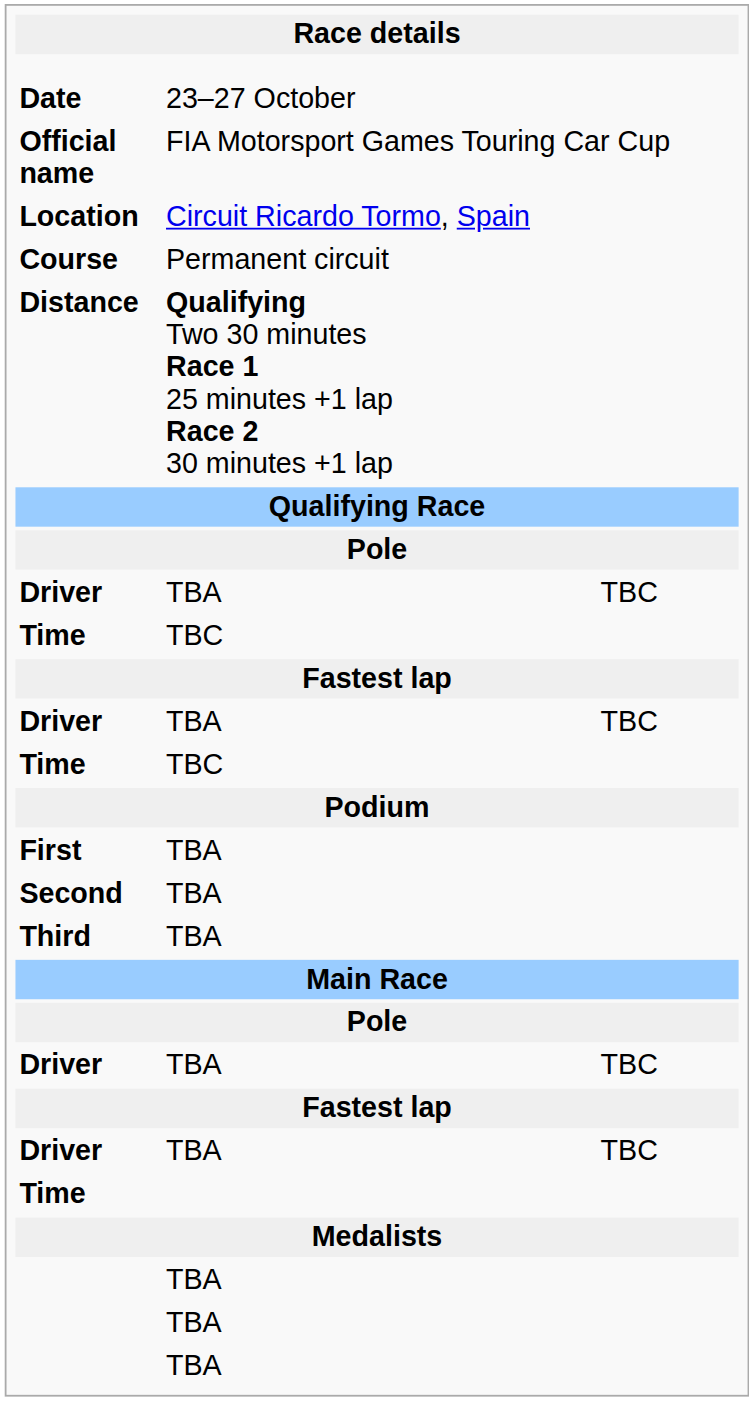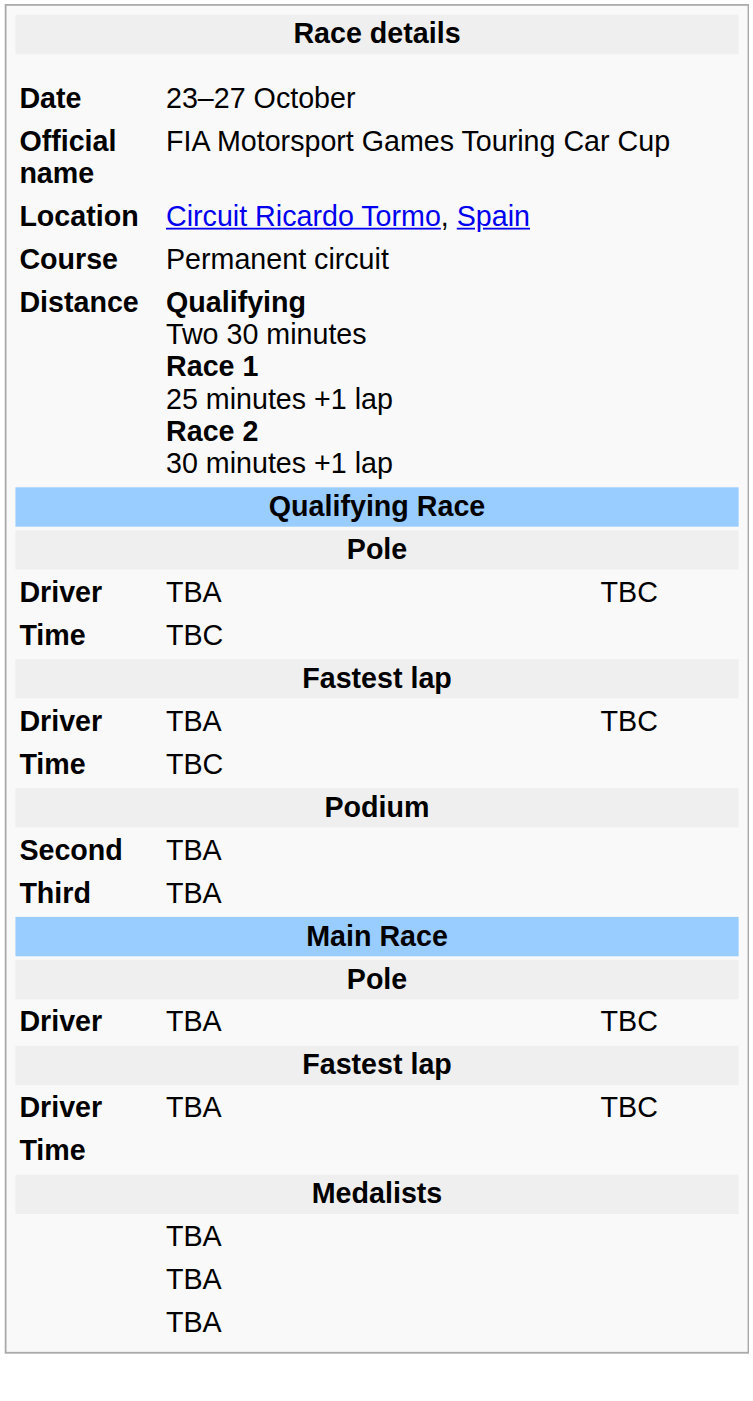- row: (50, 850)
